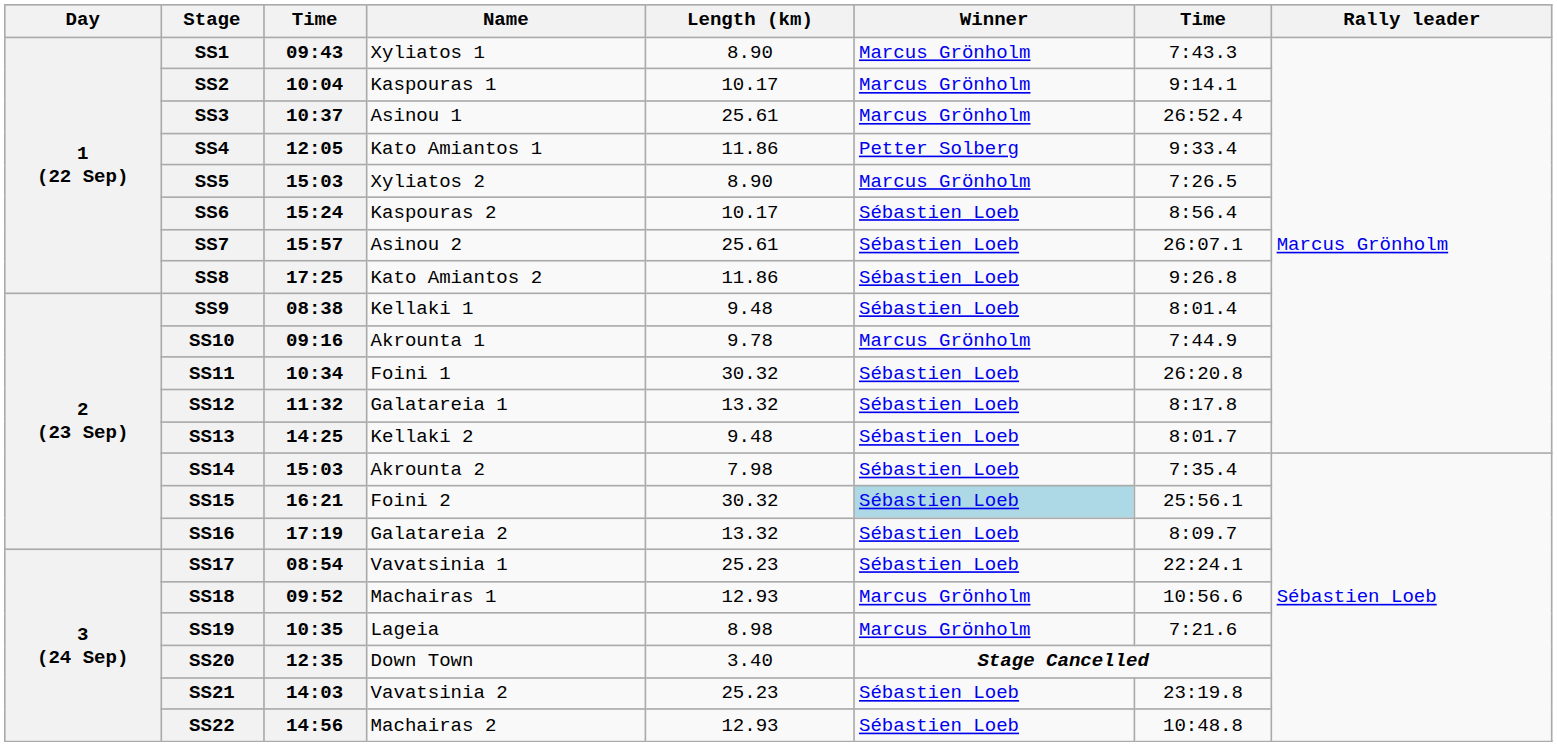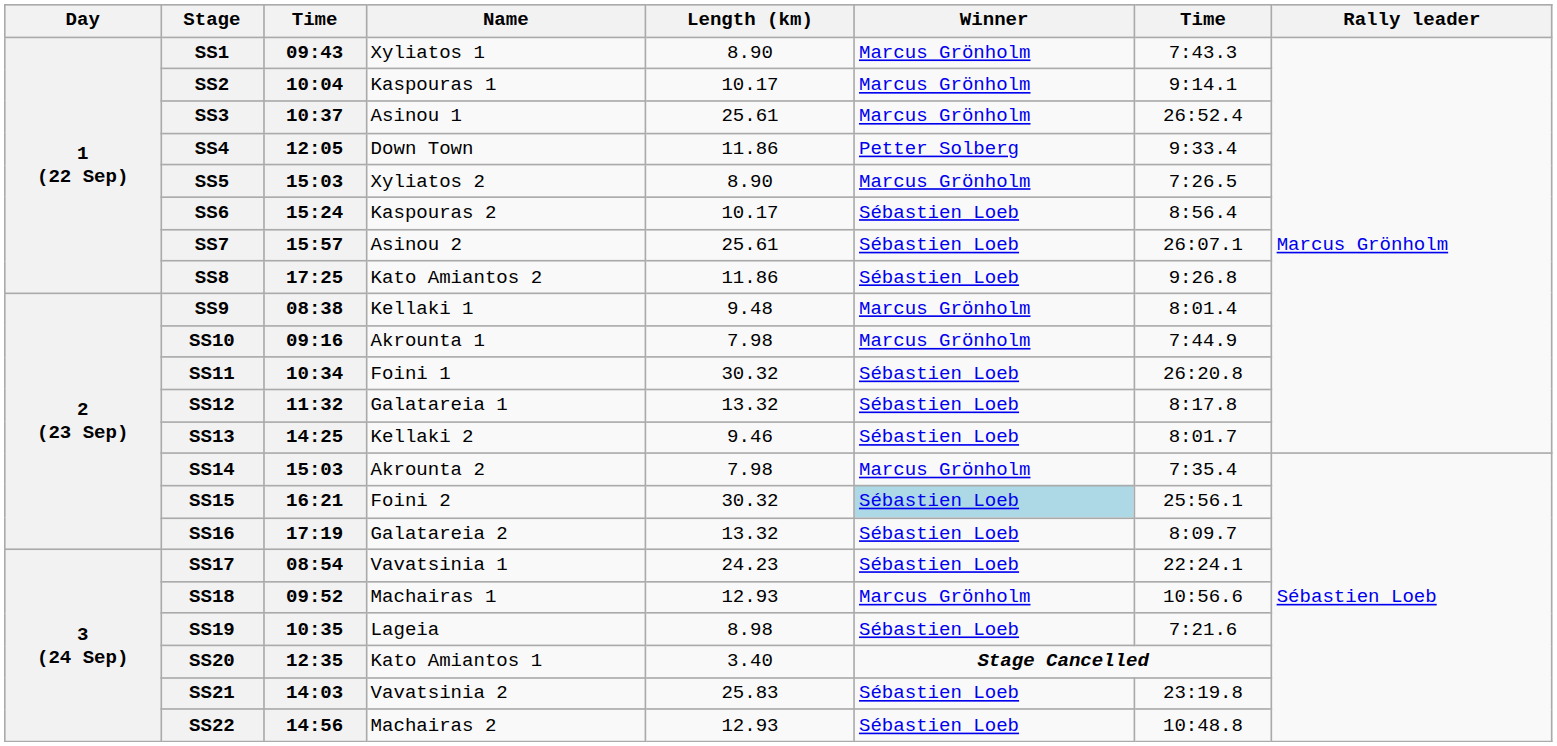(456, 149) Kato Amiantos 1 -> (422, 149) Down Town
(939, 309) Sébastien Loeb -> (945, 309) Marcus Grönholm
(750, 341) 9.78 -> (750, 341) 7.98
(750, 437) 9.48 -> (750, 437) 9.46
(939, 469) Sébastien Loeb -> (945, 469) Marcus Grönholm
(750, 565) 25.23 -> (750, 565) 24.23
(945, 629) Marcus Grönholm -> (939, 629) Sébastien Loeb
(422, 661) Down Town -> (456, 661) Kato Amiantos 1
(750, 693) 25.23 -> (750, 693) 25.83
